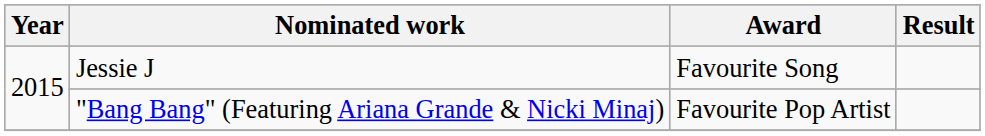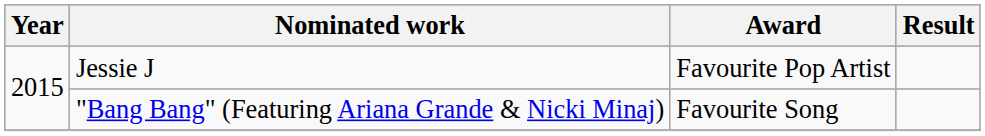(757, 67) Favourite Song -> (783, 67) Favourite Pop Artist
(783, 109) Favourite Pop Artist -> (757, 109) Favourite Song
